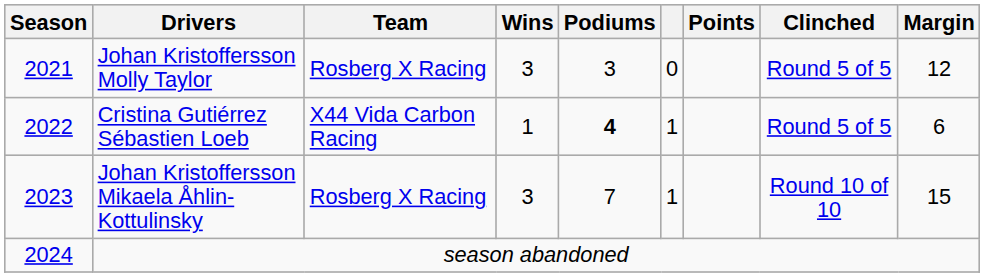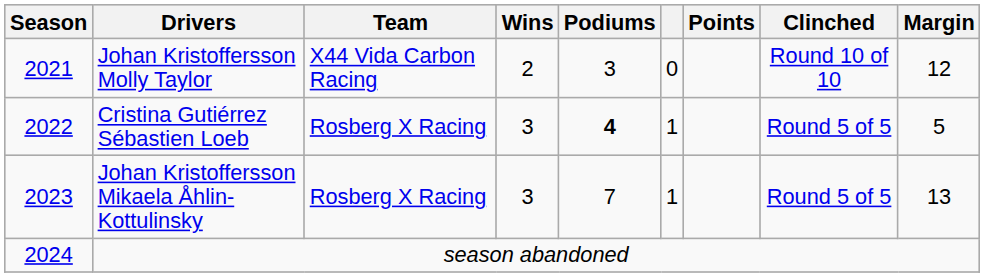(398, 68) Rosberg X Racing -> (392, 68) X44 Vida Carbon Racing
(528, 68) 3 -> (528, 68) 2
(829, 68) Round 5 of 5 -> (829, 68) Round 10 of 10
(392, 126) X44 Vida Carbon Racing -> (398, 126) Rosberg X Racing
(528, 126) 1 -> (528, 126) 3
(939, 126) 6 -> (939, 126) 5
(829, 196) Round 10 of 10 -> (829, 196) Round 5 of 5
(939, 196) 15 -> (939, 196) 13
